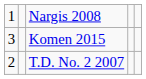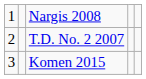rows swapped: (76, 62) <-> (67, 39)
